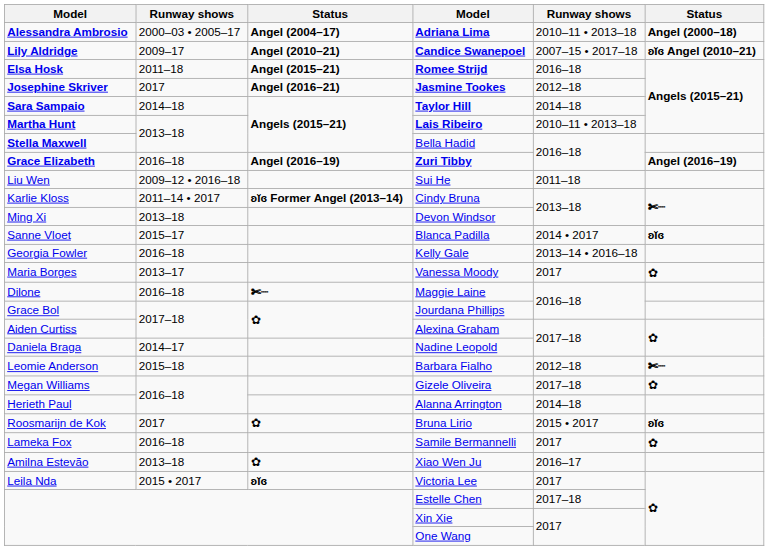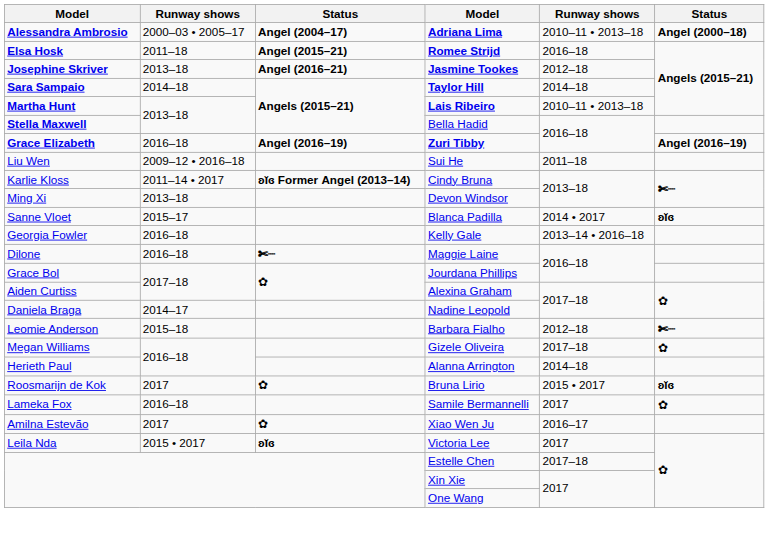- row: (470, 50)
(152, 87) 2017 -> (166, 69) 2013–18
- row: (457, 272)
(161, 461) 2013–18 -> (156, 424) 2017
